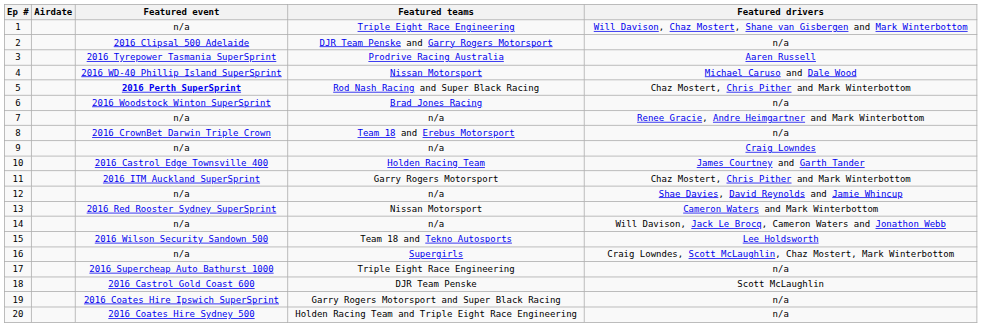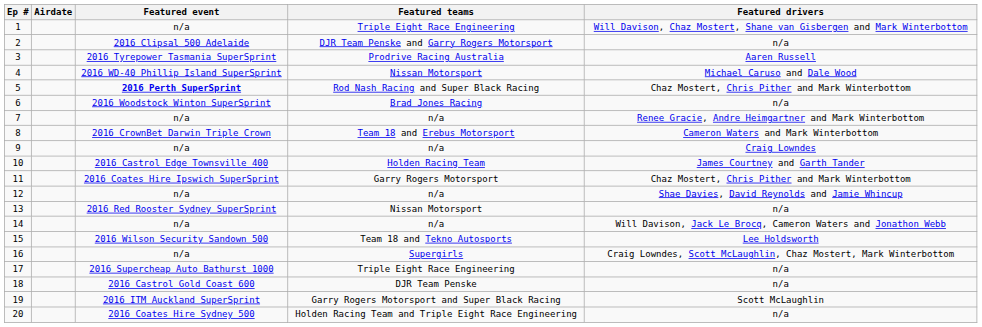(781, 133) n/a -> (781, 133) Cameron Waters and Mark Winterbottom
(181, 178) 2016 ITM Auckland SuperSprint -> (181, 178) 2016 Coates Hire Ipswich SuperSprint
(781, 208) Cameron Waters and Mark Winterbottom -> (781, 208) n/a
(781, 284) Scott McLaughlin -> (781, 284) n/a
(181, 299) 2016 Coates Hire Ipswich SuperSprint -> (181, 299) 2016 ITM Auckland SuperSprint
(781, 299) n/a -> (781, 299) Scott McLaughlin
